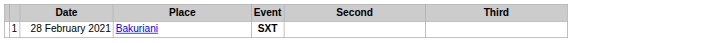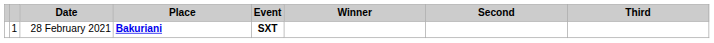+ column: (355, 12)
(137, 29) normal -> (139, 29) bold
